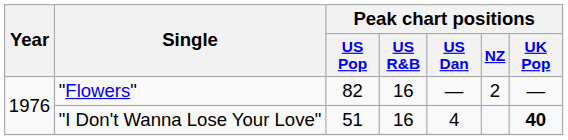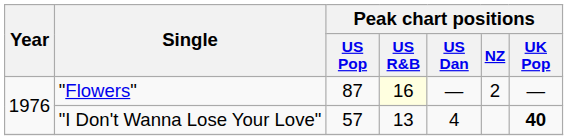(352, 90) 82 -> (352, 90) 87
(403, 90) no background -> (403, 90) lightyellow background
(352, 120) 51 -> (352, 120) 57
(403, 120) 16 -> (403, 120) 13
